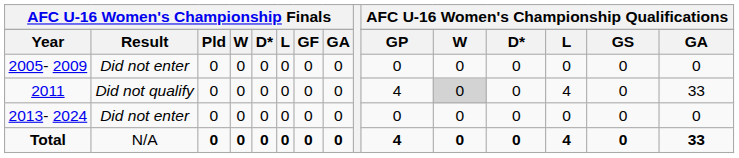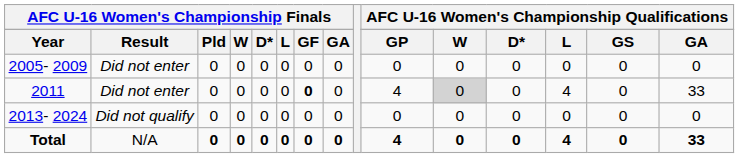(145, 91) Did not qualify -> (145, 91) Did not enter
(308, 91) normal -> (308, 91) bold
(145, 115) Did not enter -> (145, 115) Did not qualify
